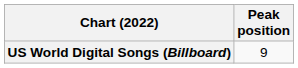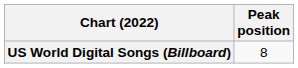(264, 52) 9 -> (264, 52) 8
